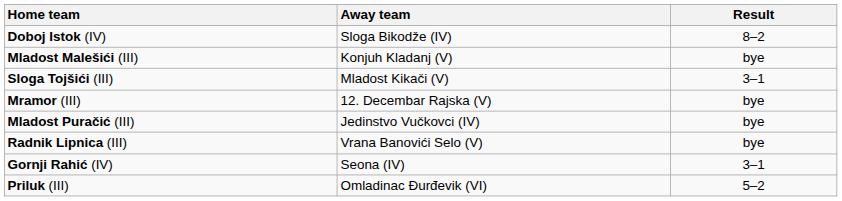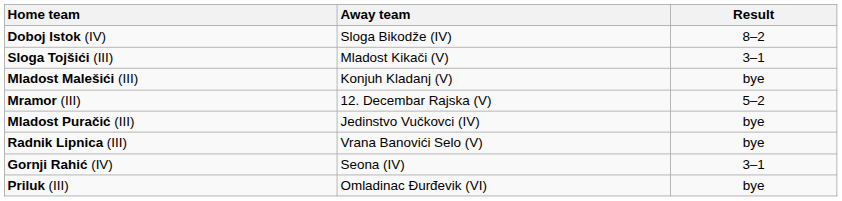rows swapped: (73, 57) <-> (60, 79)
(754, 100) bye -> (754, 100) 5–2
(754, 185) 5–2 -> (754, 185) bye
